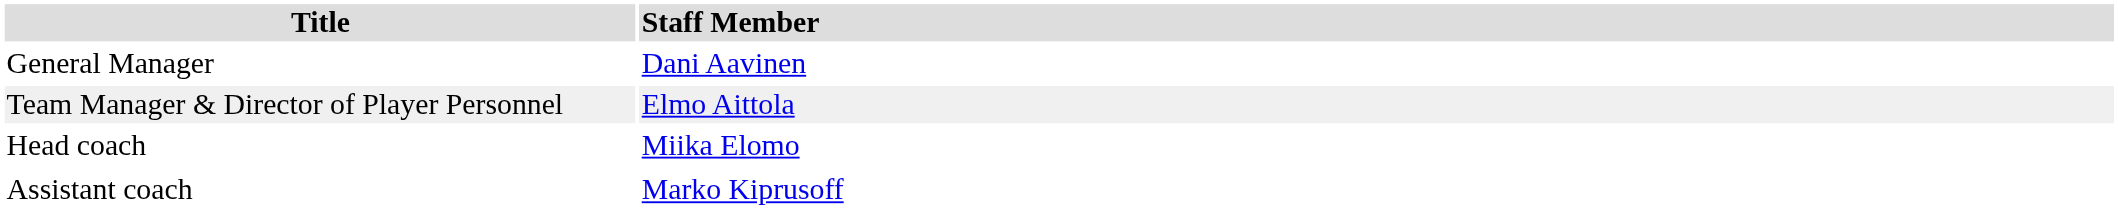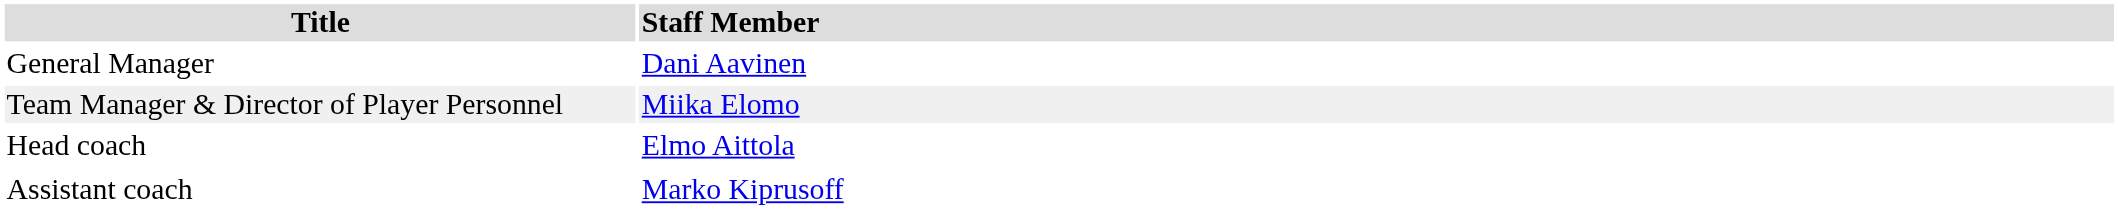(718, 104) Elmo Aittola -> (721, 104) Miika Elomo
(721, 145) Miika Elomo -> (718, 145) Elmo Aittola
